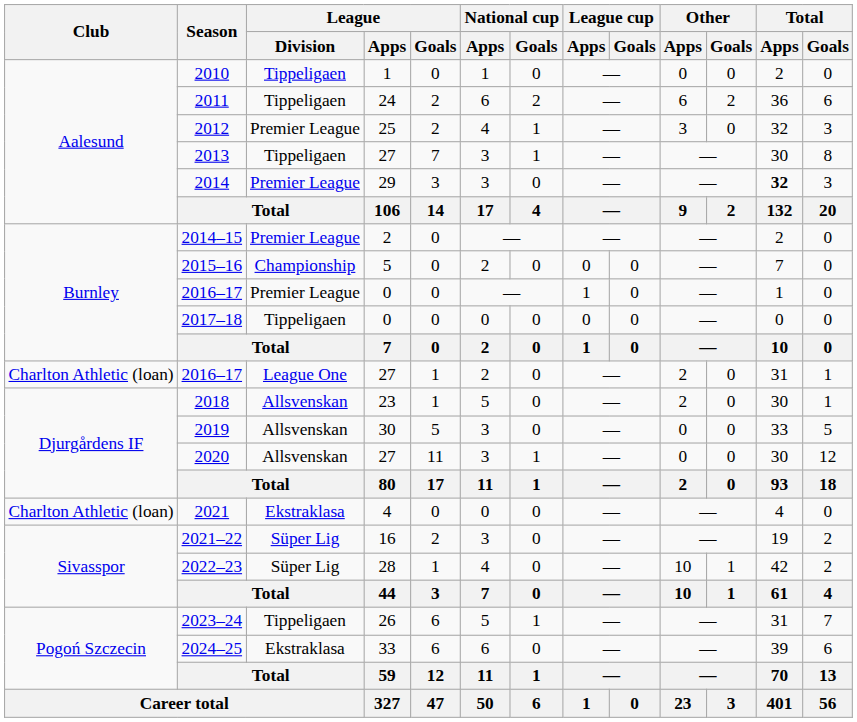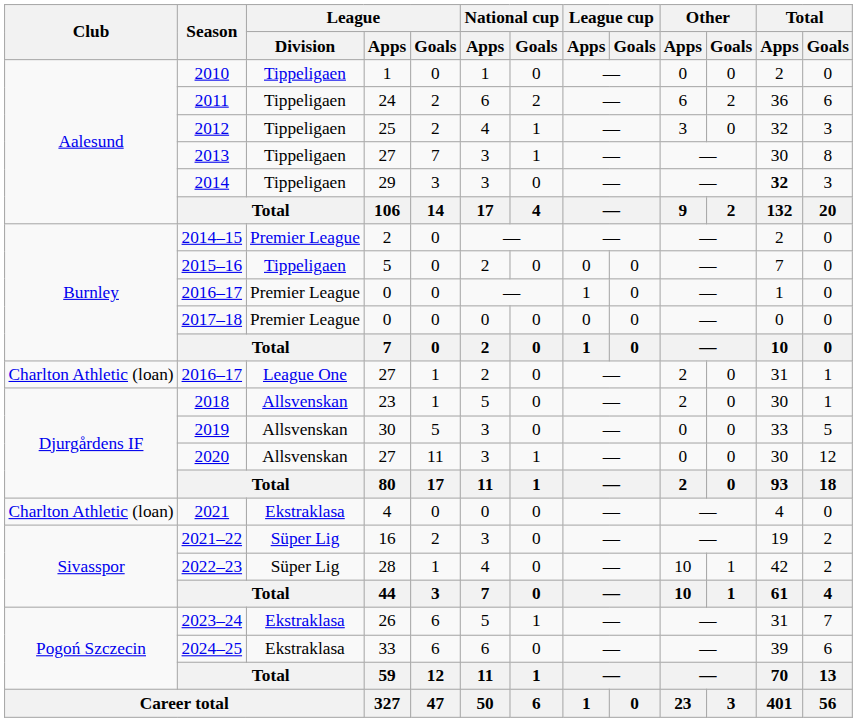(305, 127) Premier League -> (305, 127) Tippeligaen
(305, 182) Premier League -> (305, 182) Tippeligaen
(305, 264) Championship -> (305, 264) Tippeligaen
(305, 319) Tippeligaen -> (305, 319) Premier League
(305, 621) Tippeligaen -> (305, 621) Ekstraklasa
